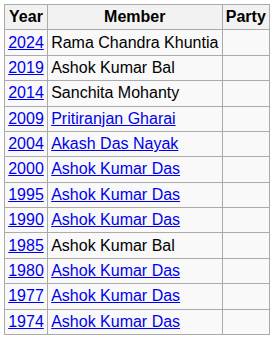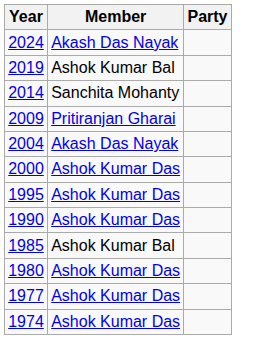(135, 42) Rama Chandra Khuntia -> (115, 42) Akash Das Nayak
